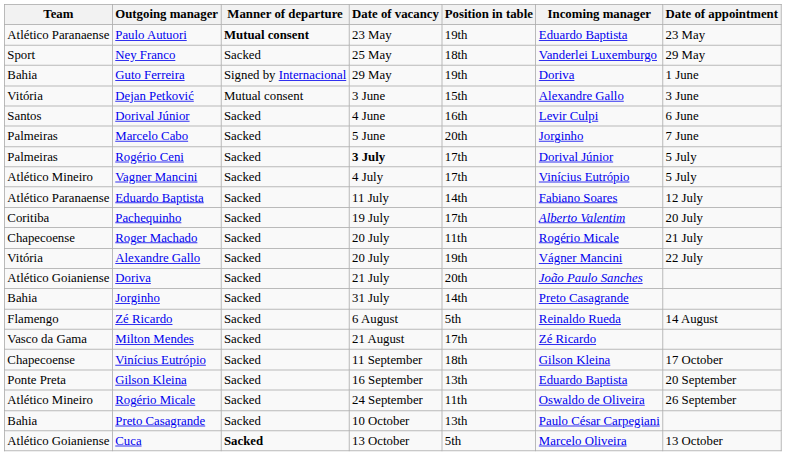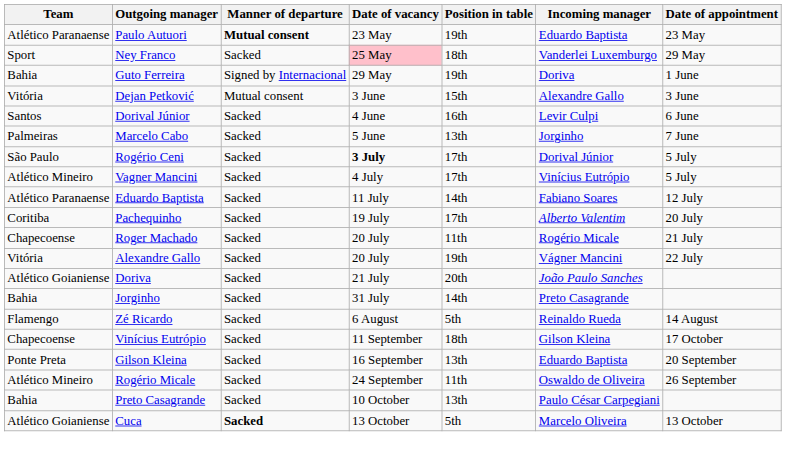(372, 55) no background -> (372, 55) pink background
(456, 136) 20th -> (456, 136) 13th
(33, 156) Palmeiras -> (33, 156) São Paulo
- row: (155, 339)
